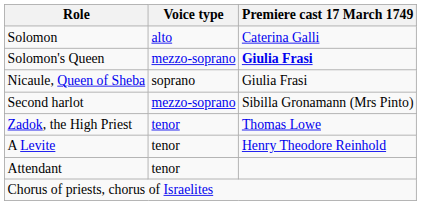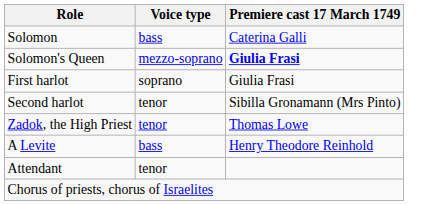(162, 37) alto -> (150, 37) bass
- row: (76, 80)
+ row: (38, 80)
(194, 102) mezzo-soprano -> (153, 102) tenor
(166, 146) tenor -> (150, 146) bass
